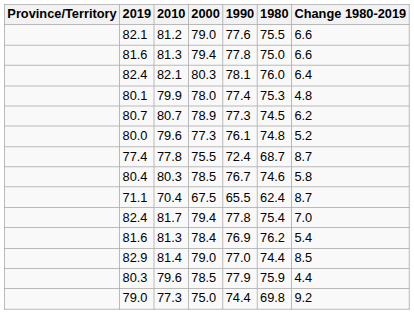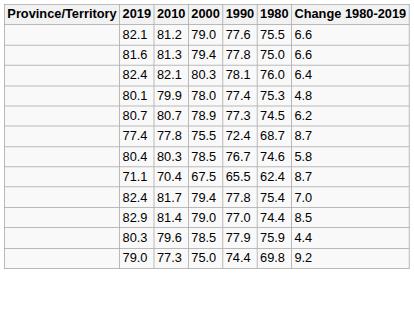- row: (135, 136)
- row: (135, 237)
